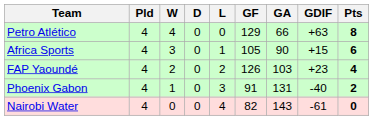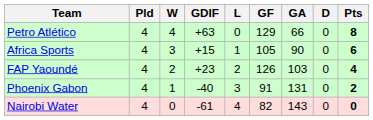columns swapped: (197, 13) <-> (318, 13)
